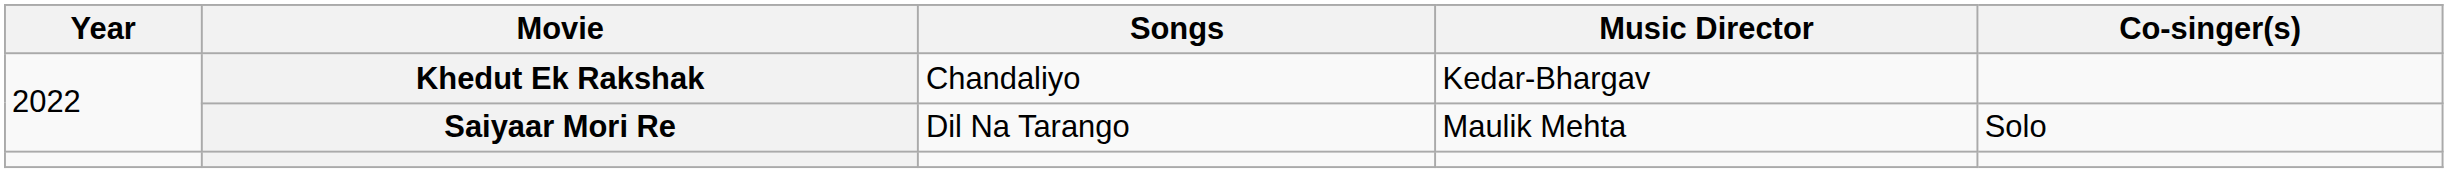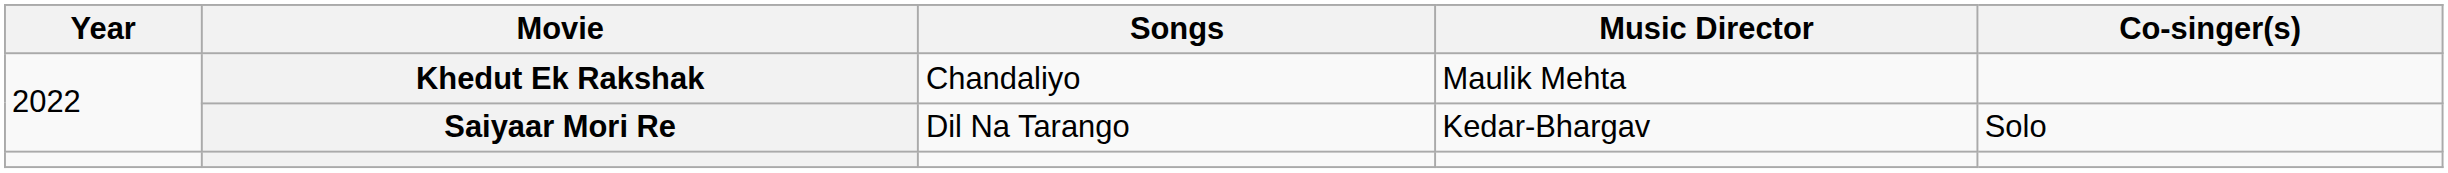(1546, 77) Kedar-Bhargav -> (1534, 77) Maulik Mehta
(1534, 126) Maulik Mehta -> (1546, 126) Kedar-Bhargav
